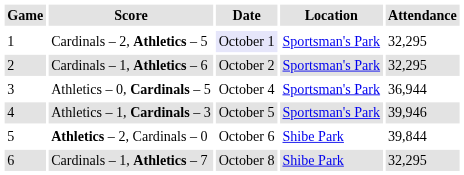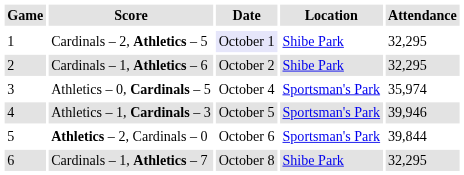(331, 41) Sportsman's Park -> (313, 41) Shibe Park
(331, 65) Sportsman's Park -> (313, 65) Shibe Park
(407, 89) 36,944 -> (407, 89) 35,974
(313, 136) Shibe Park -> (331, 136) Sportsman's Park
